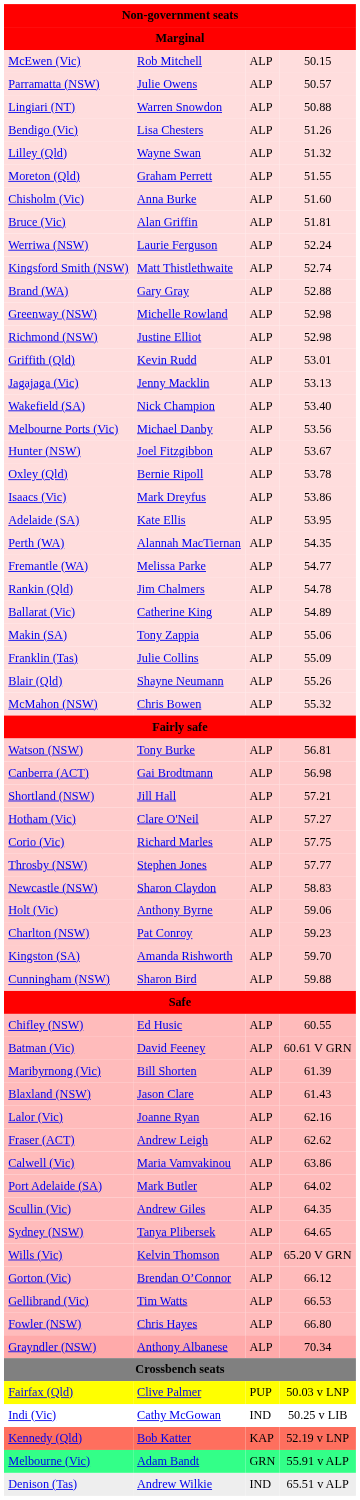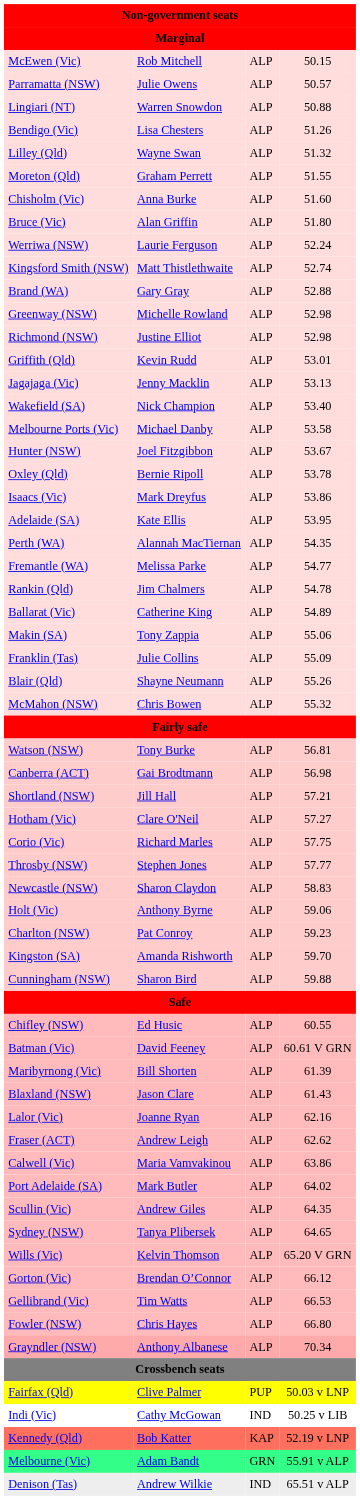(318, 221) 51.81 -> (318, 221) 51.80
(318, 428) 53.56 -> (318, 428) 53.58
